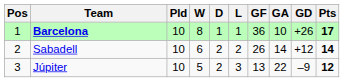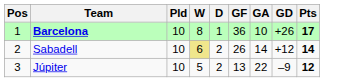- column: (239, 13)
(200, 49) no background -> (200, 49) khaki background
